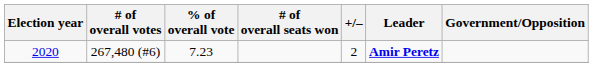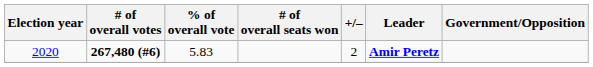(125, 51) normal -> (125, 51) bold
(201, 51) 7.23 -> (201, 51) 5.83
